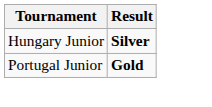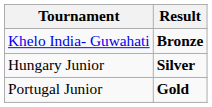+ row: (79, 41)
